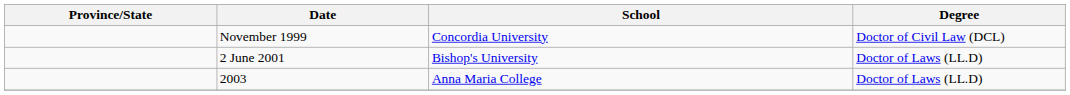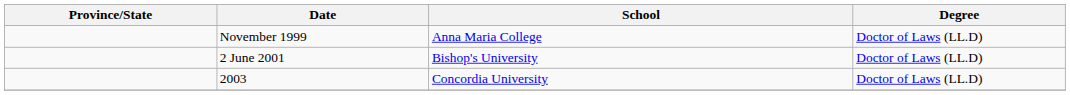(490, 36) Concordia University -> (487, 36) Anna Maria College
(931, 36) Doctor of Civil Law (DCL) -> (919, 36) Doctor of Laws (LL.D)
(487, 79) Anna Maria College -> (490, 79) Concordia University
